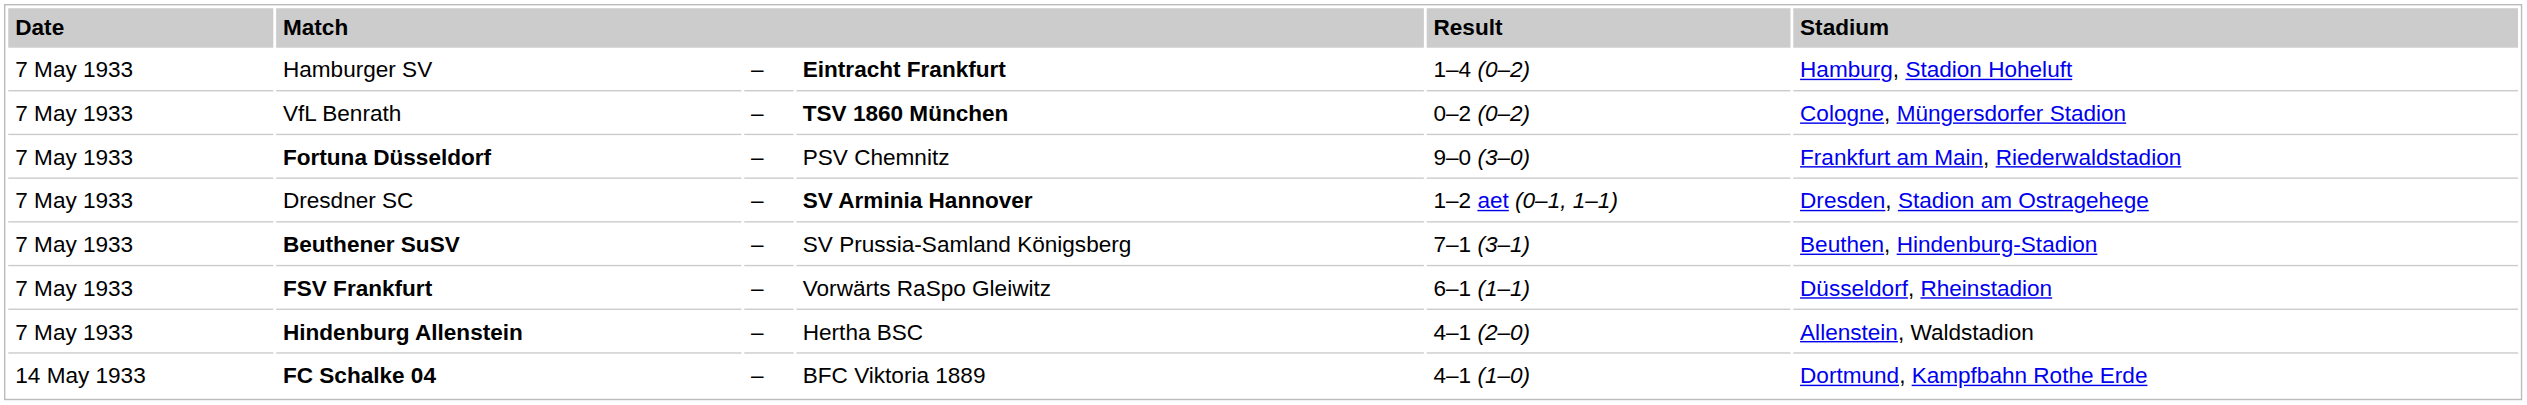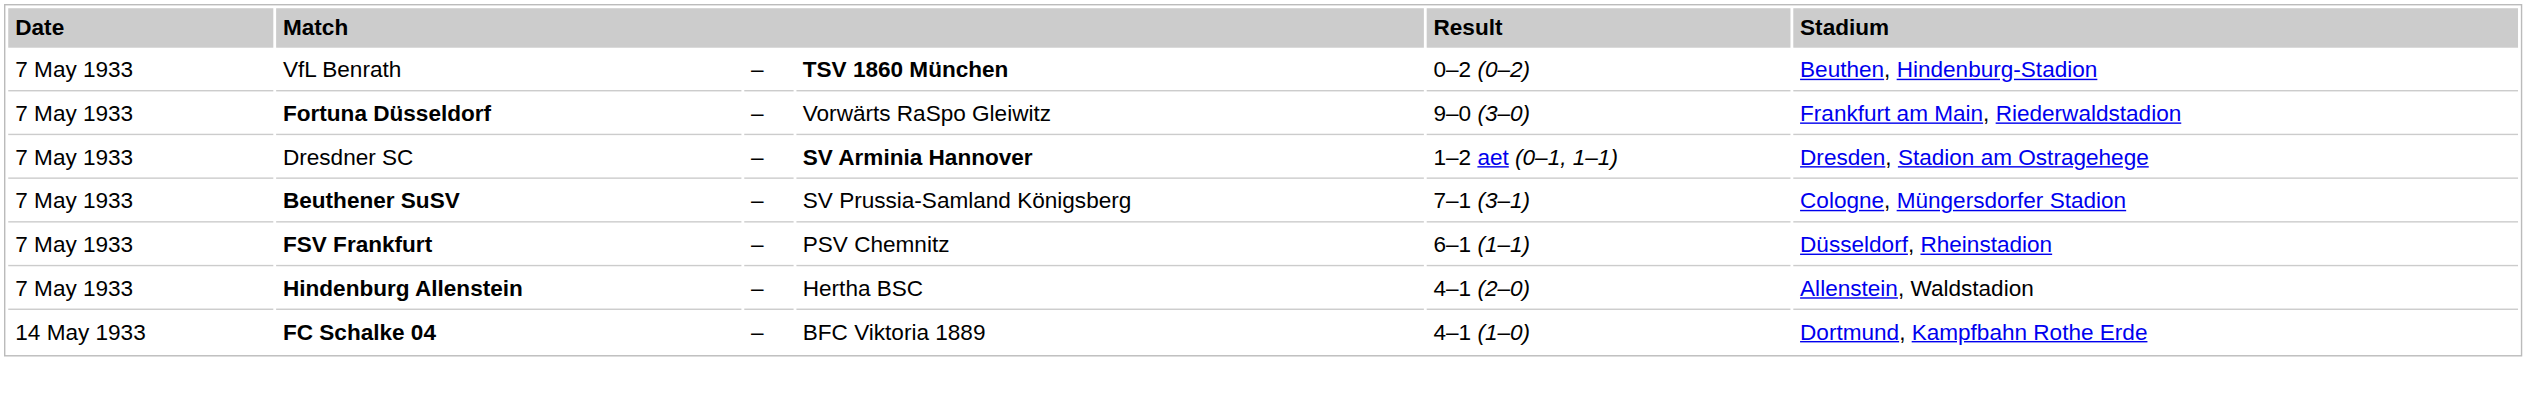- row: (358, 70)
(1963, 113) Cologne, Müngersdorfer Stadion -> (1949, 70) Beuthen, Hindenburg-Stadion
(876, 157) PSV Chemnitz -> (927, 113) Vorwärts RaSpo Gleiwitz
(1949, 244) Beuthen, Hindenburg-Stadion -> (1963, 201) Cologne, Müngersdorfer Stadion
(927, 288) Vorwärts RaSpo Gleiwitz -> (876, 244) PSV Chemnitz
